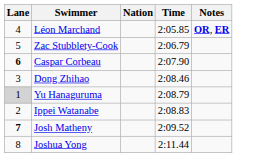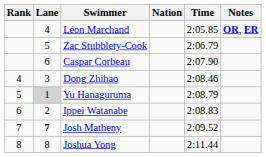+ column: (19, 12)
(18, 62) bold -> (47, 62) normal
